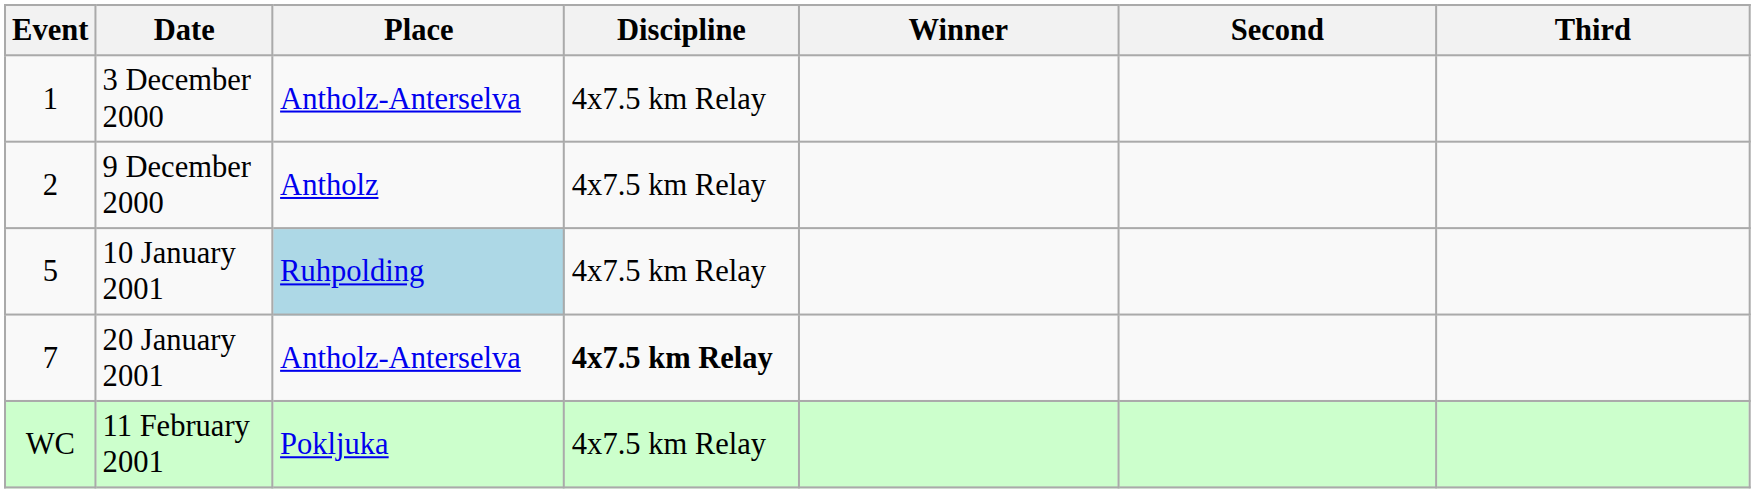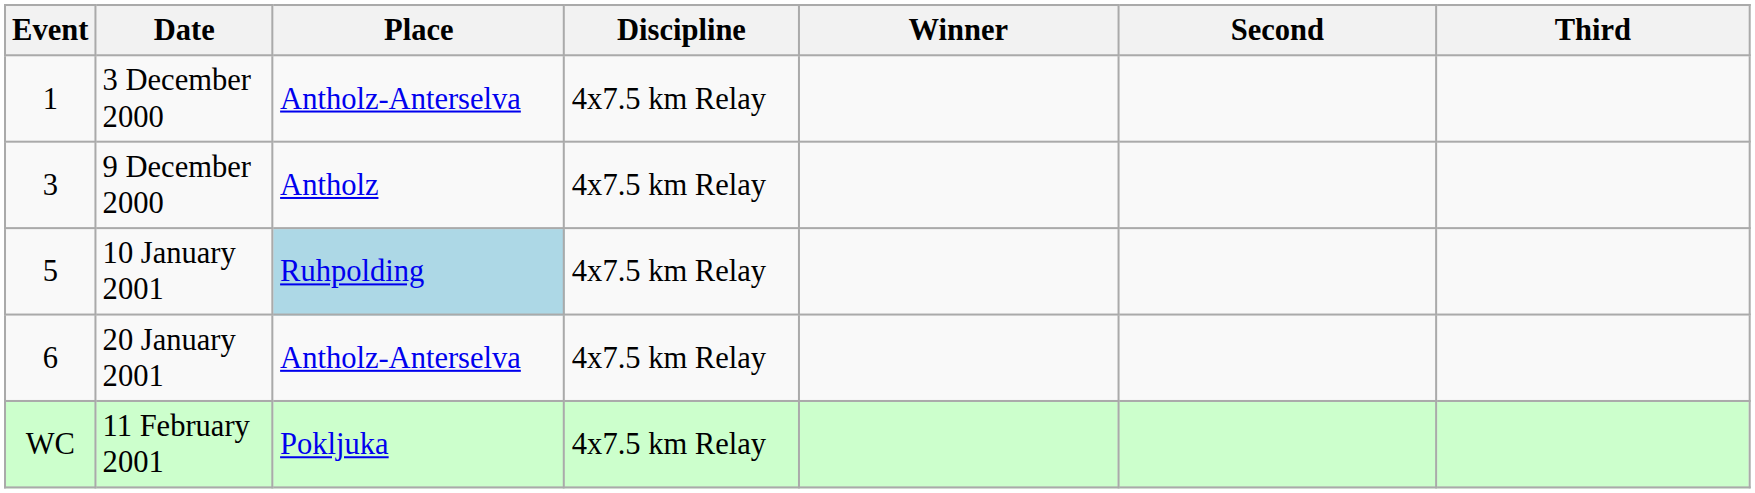(50, 184) 2 -> (50, 184) 3
(50, 358) 7 -> (50, 358) 6
(672, 358) bold -> (669, 358) normal
